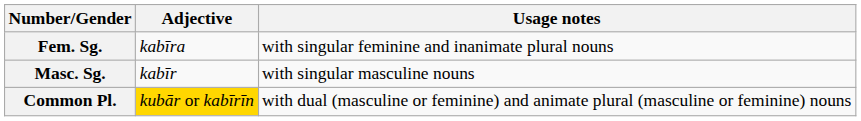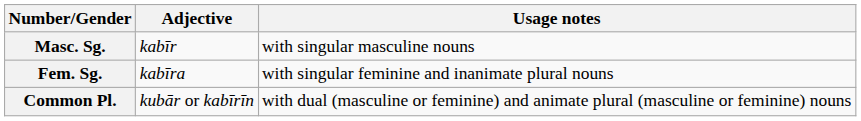rows swapped: (70, 73) <-> (70, 45)
(197, 101) gold background -> (197, 101) no background
